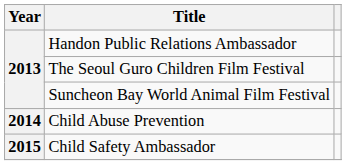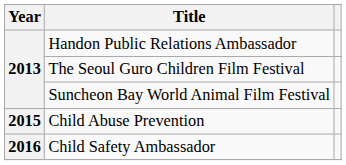(25, 120) 2014 -> (25, 120) 2015
(25, 146) 2015 -> (25, 146) 2016
